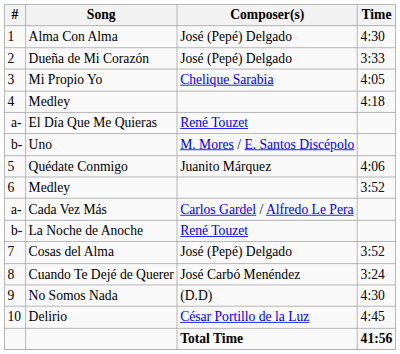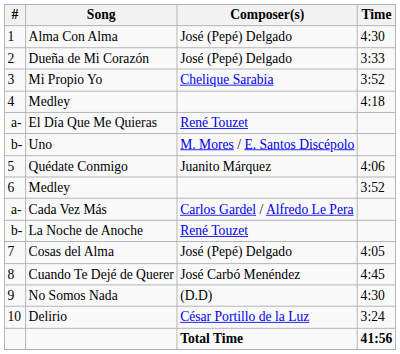(373, 79) 4:05 -> (373, 79) 3:52
(373, 252) 3:52 -> (373, 252) 4:05
(373, 274) 3:24 -> (373, 274) 4:45
(373, 317) 4:45 -> (373, 317) 3:24
